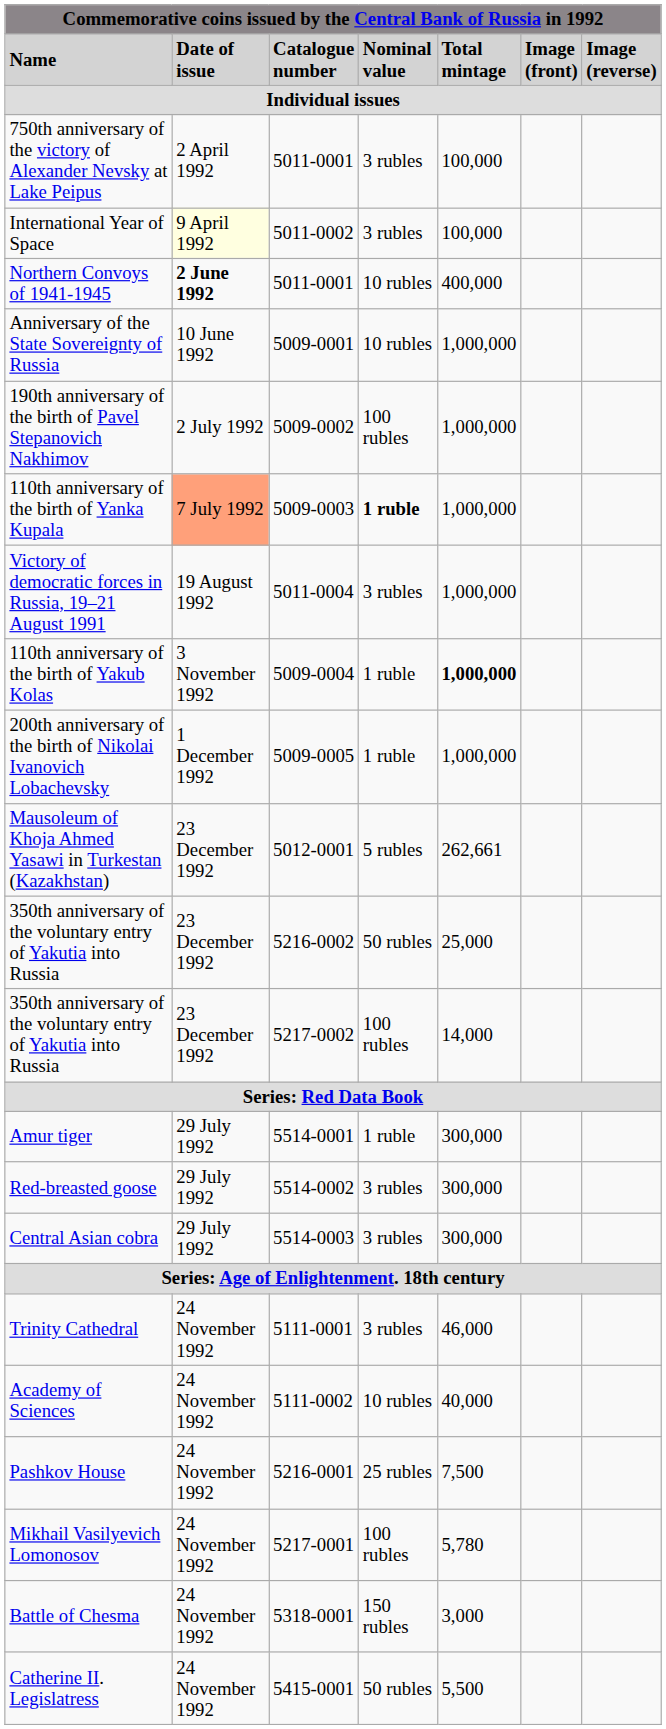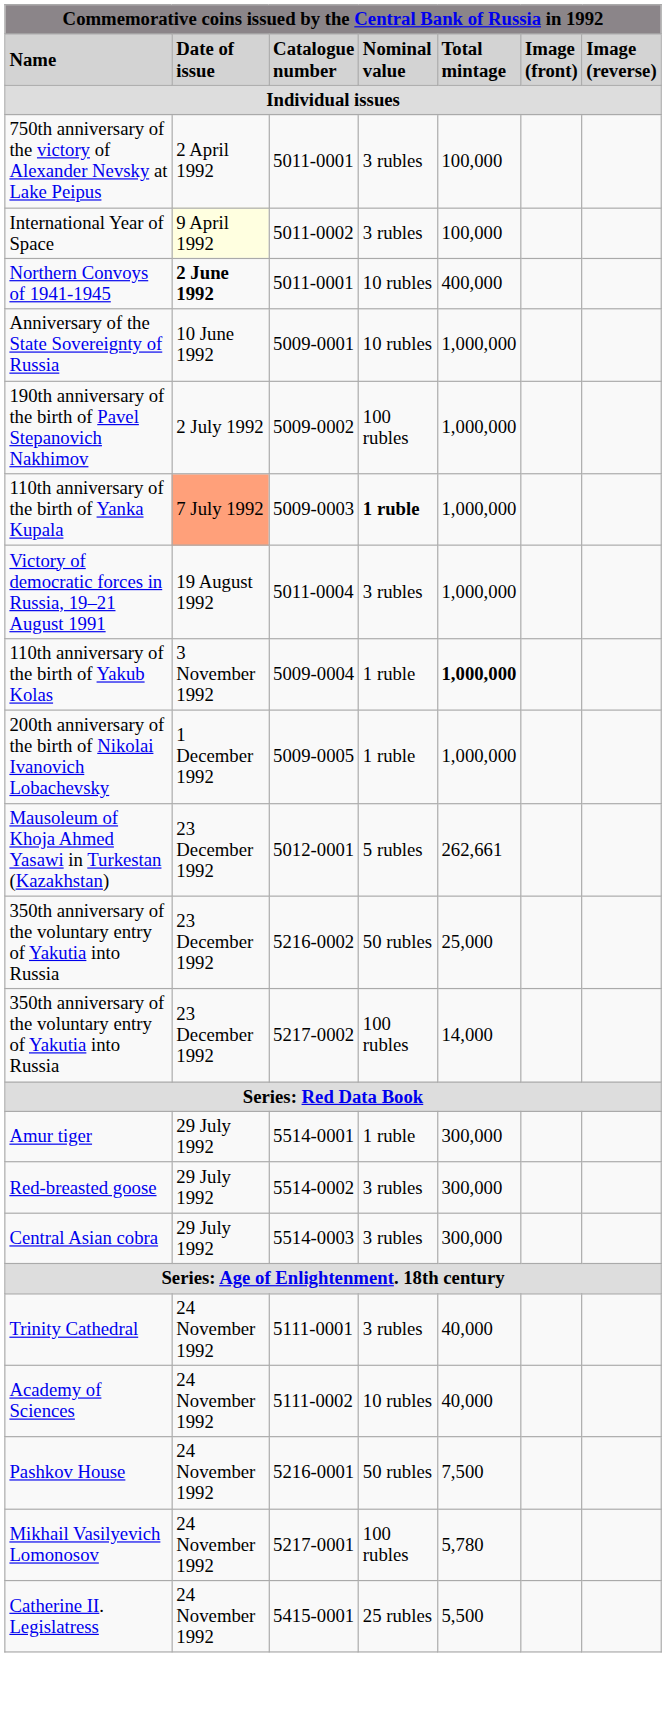(467, 1329) 46,000 -> (467, 1329) 40,000
(397, 1472) 25 rubles -> (397, 1472) 50 rubles
- row: (74, 1616)
(397, 1688) 50 rubles -> (397, 1616) 25 rubles
